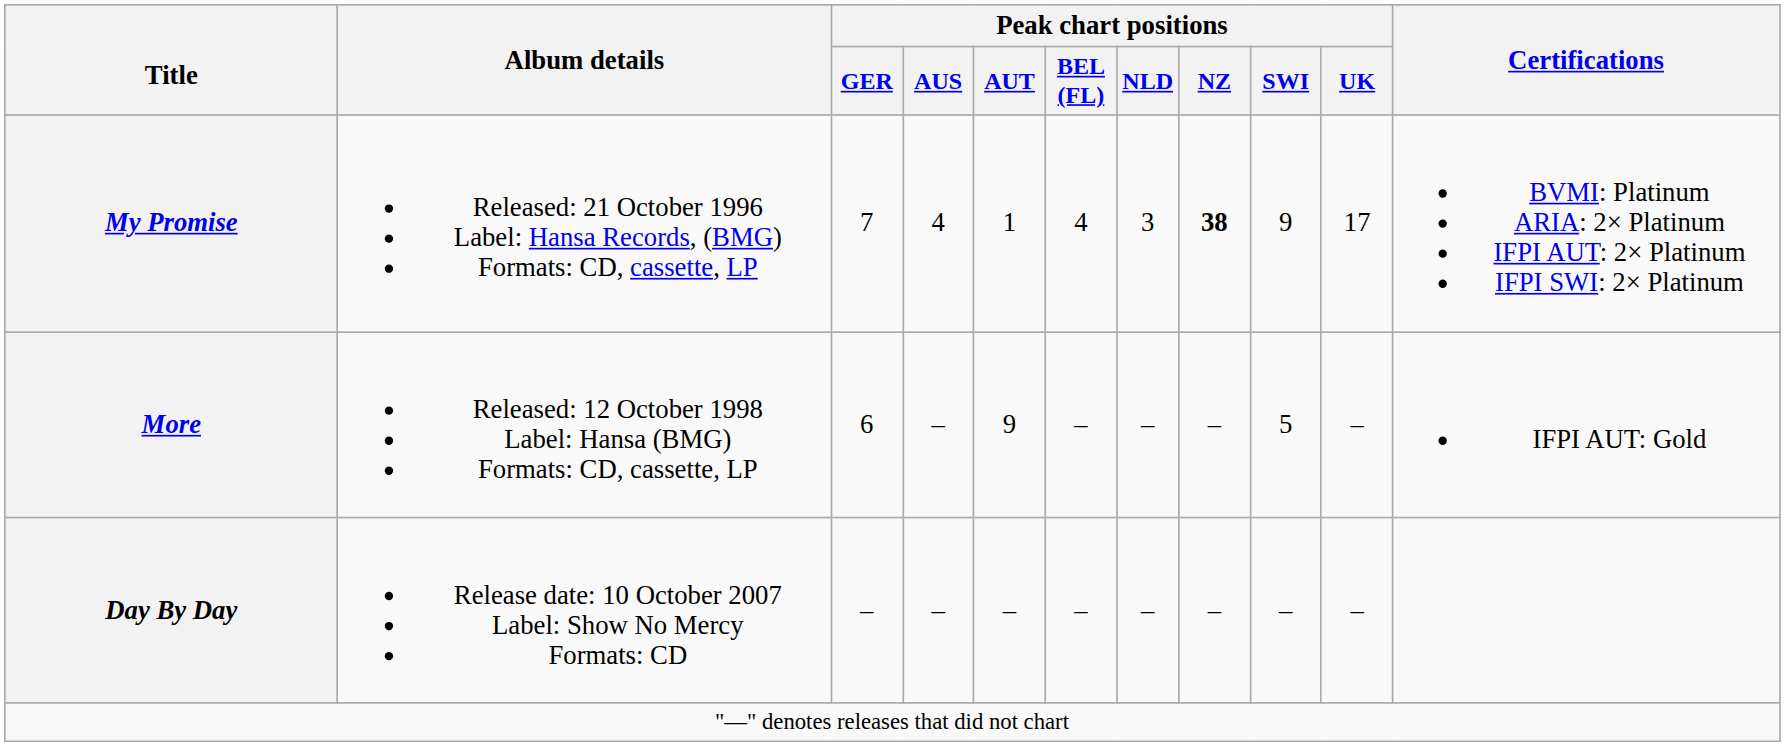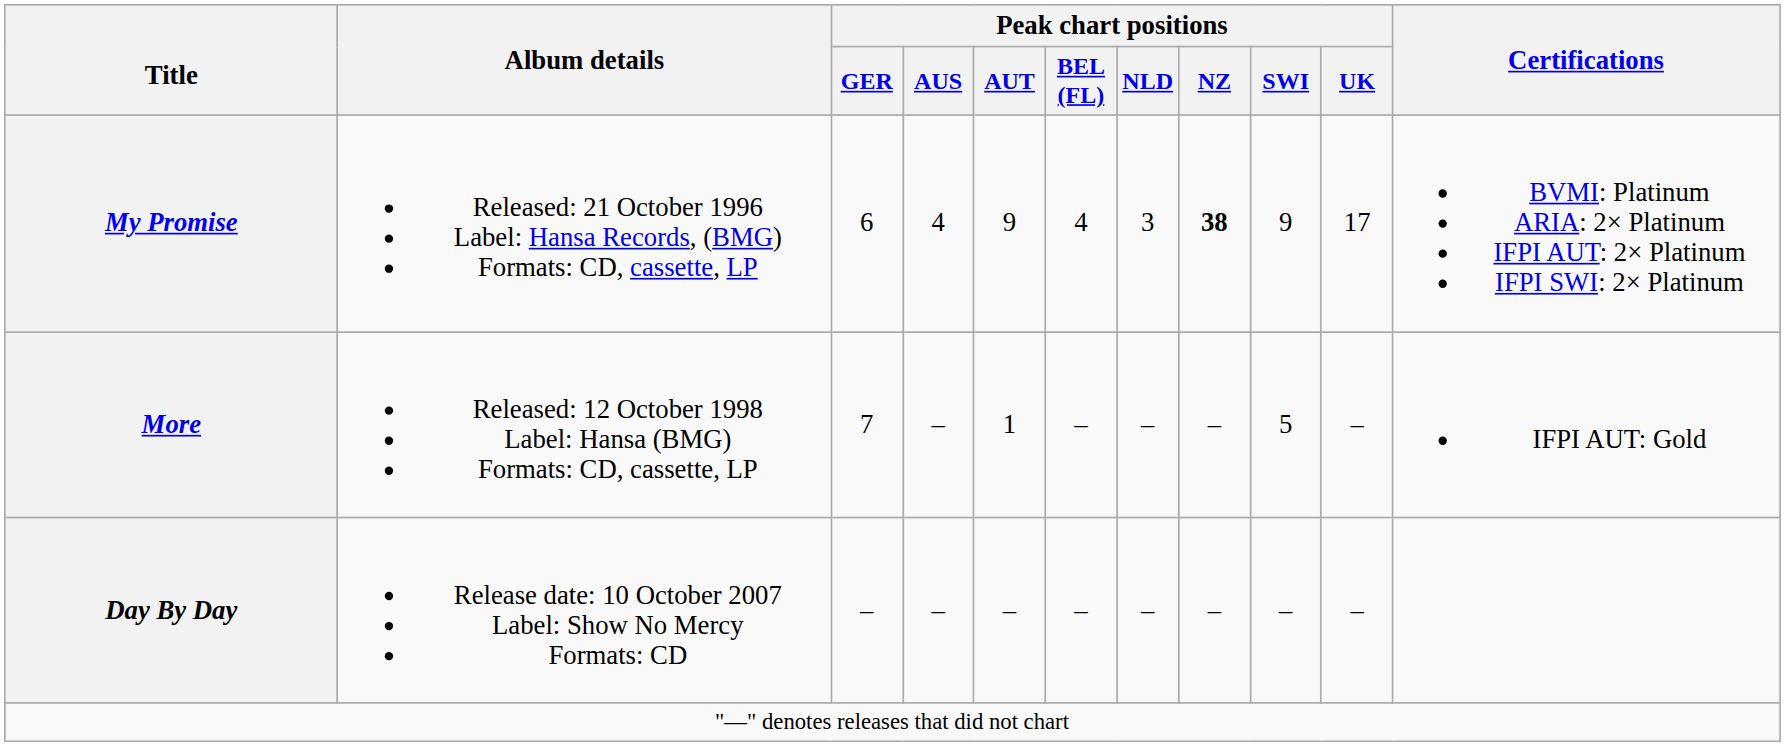(867, 222) 7 -> (867, 222) 6
(1010, 222) 1 -> (1010, 222) 9
(867, 423) 6 -> (867, 423) 7
(1010, 423) 9 -> (1010, 423) 1
